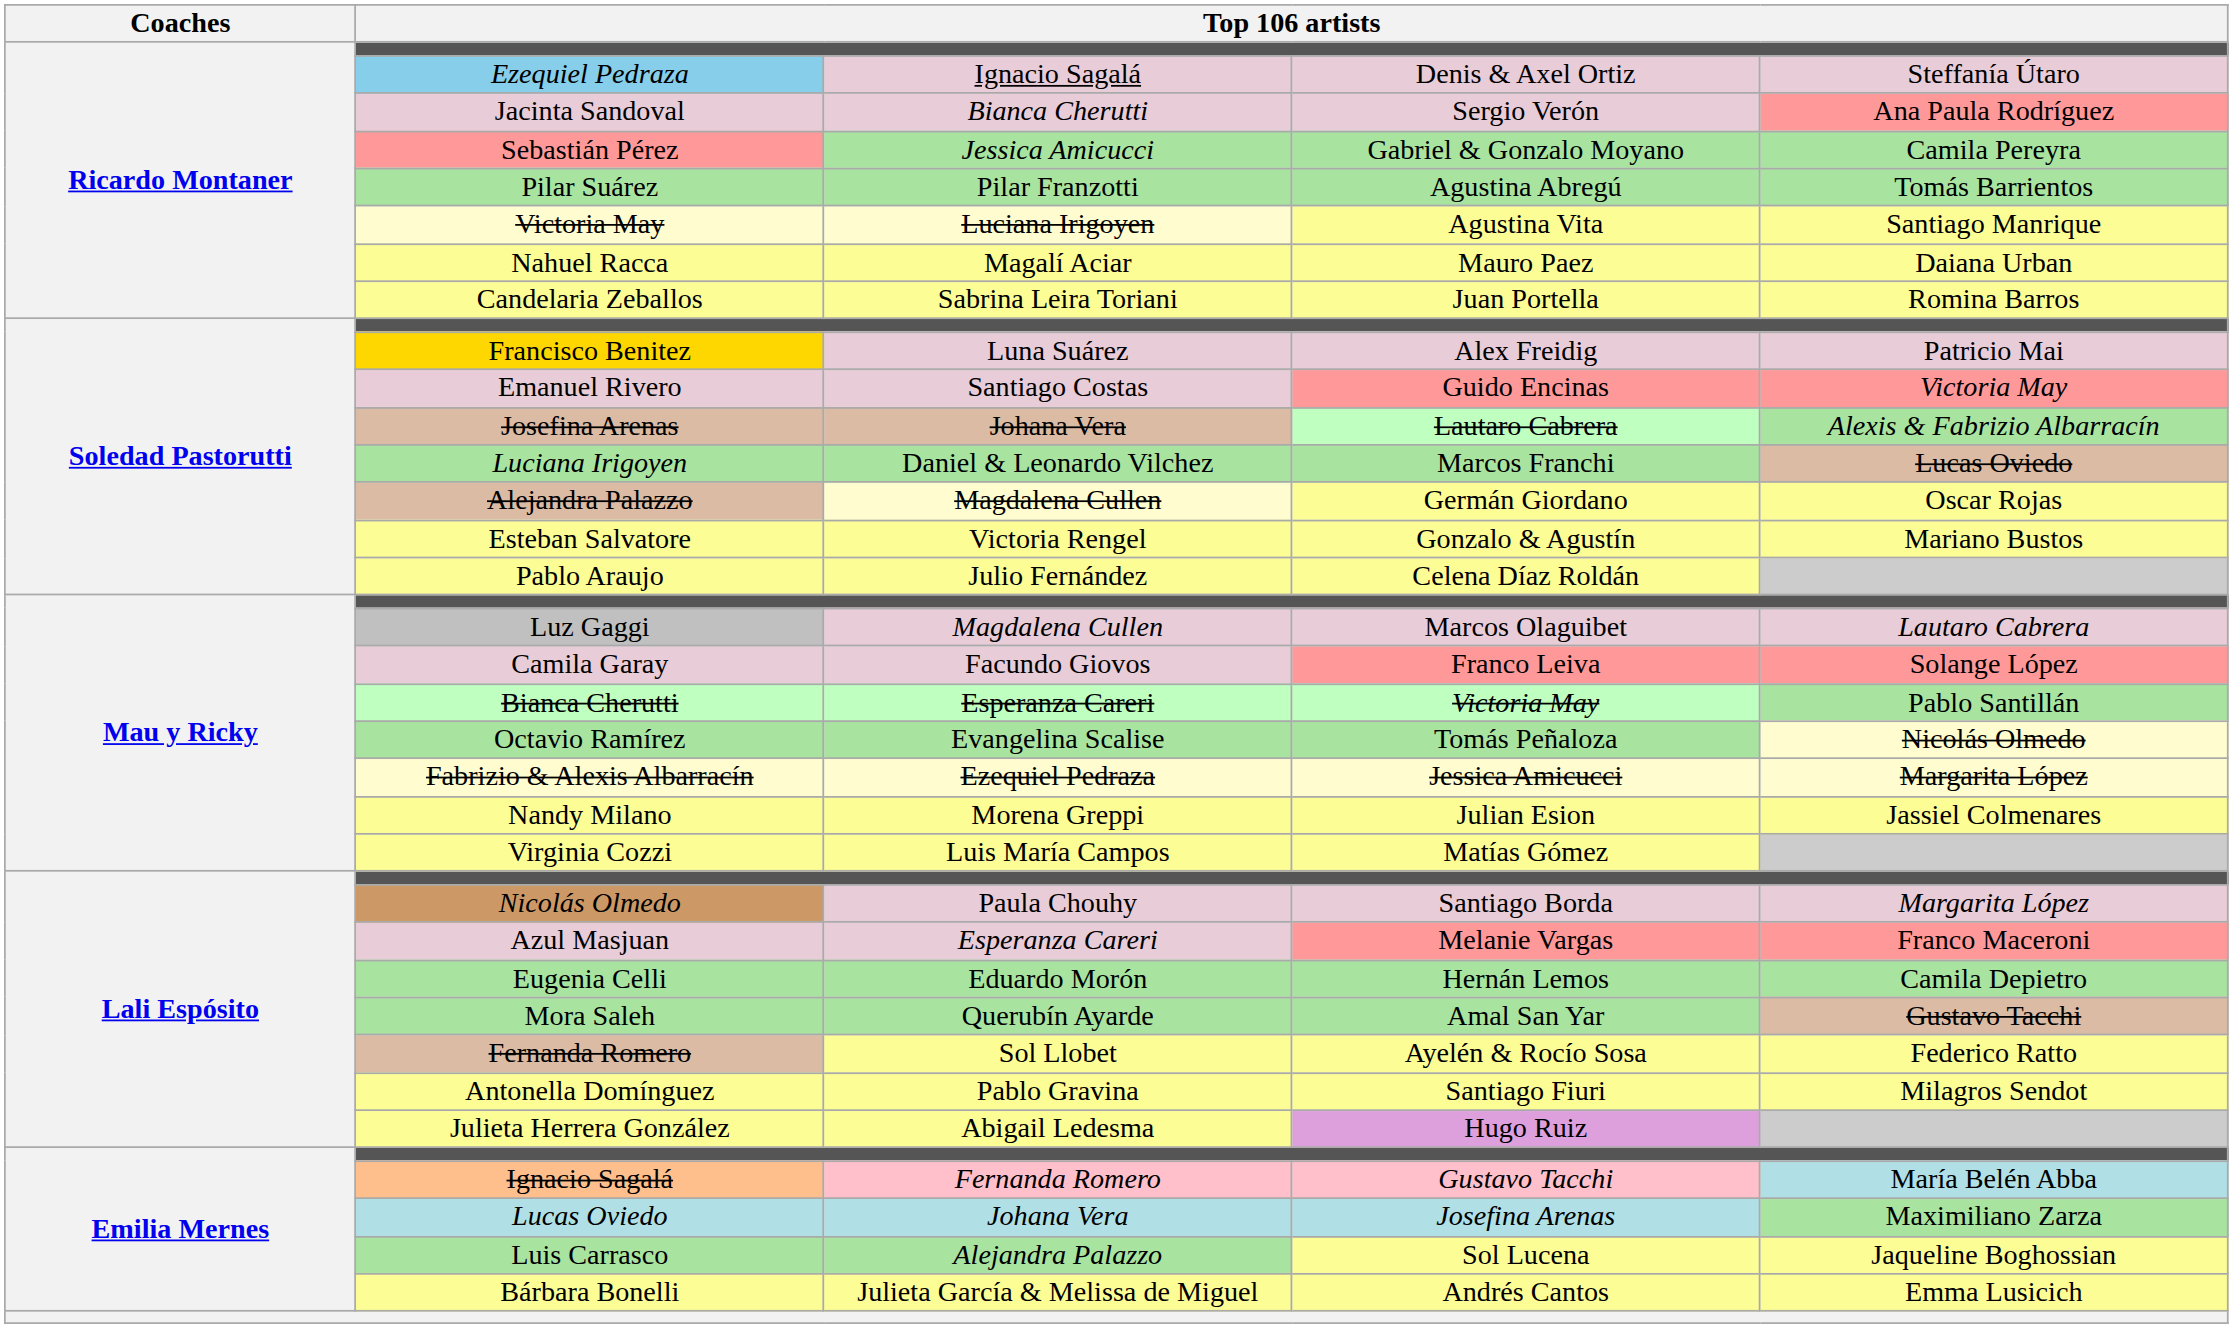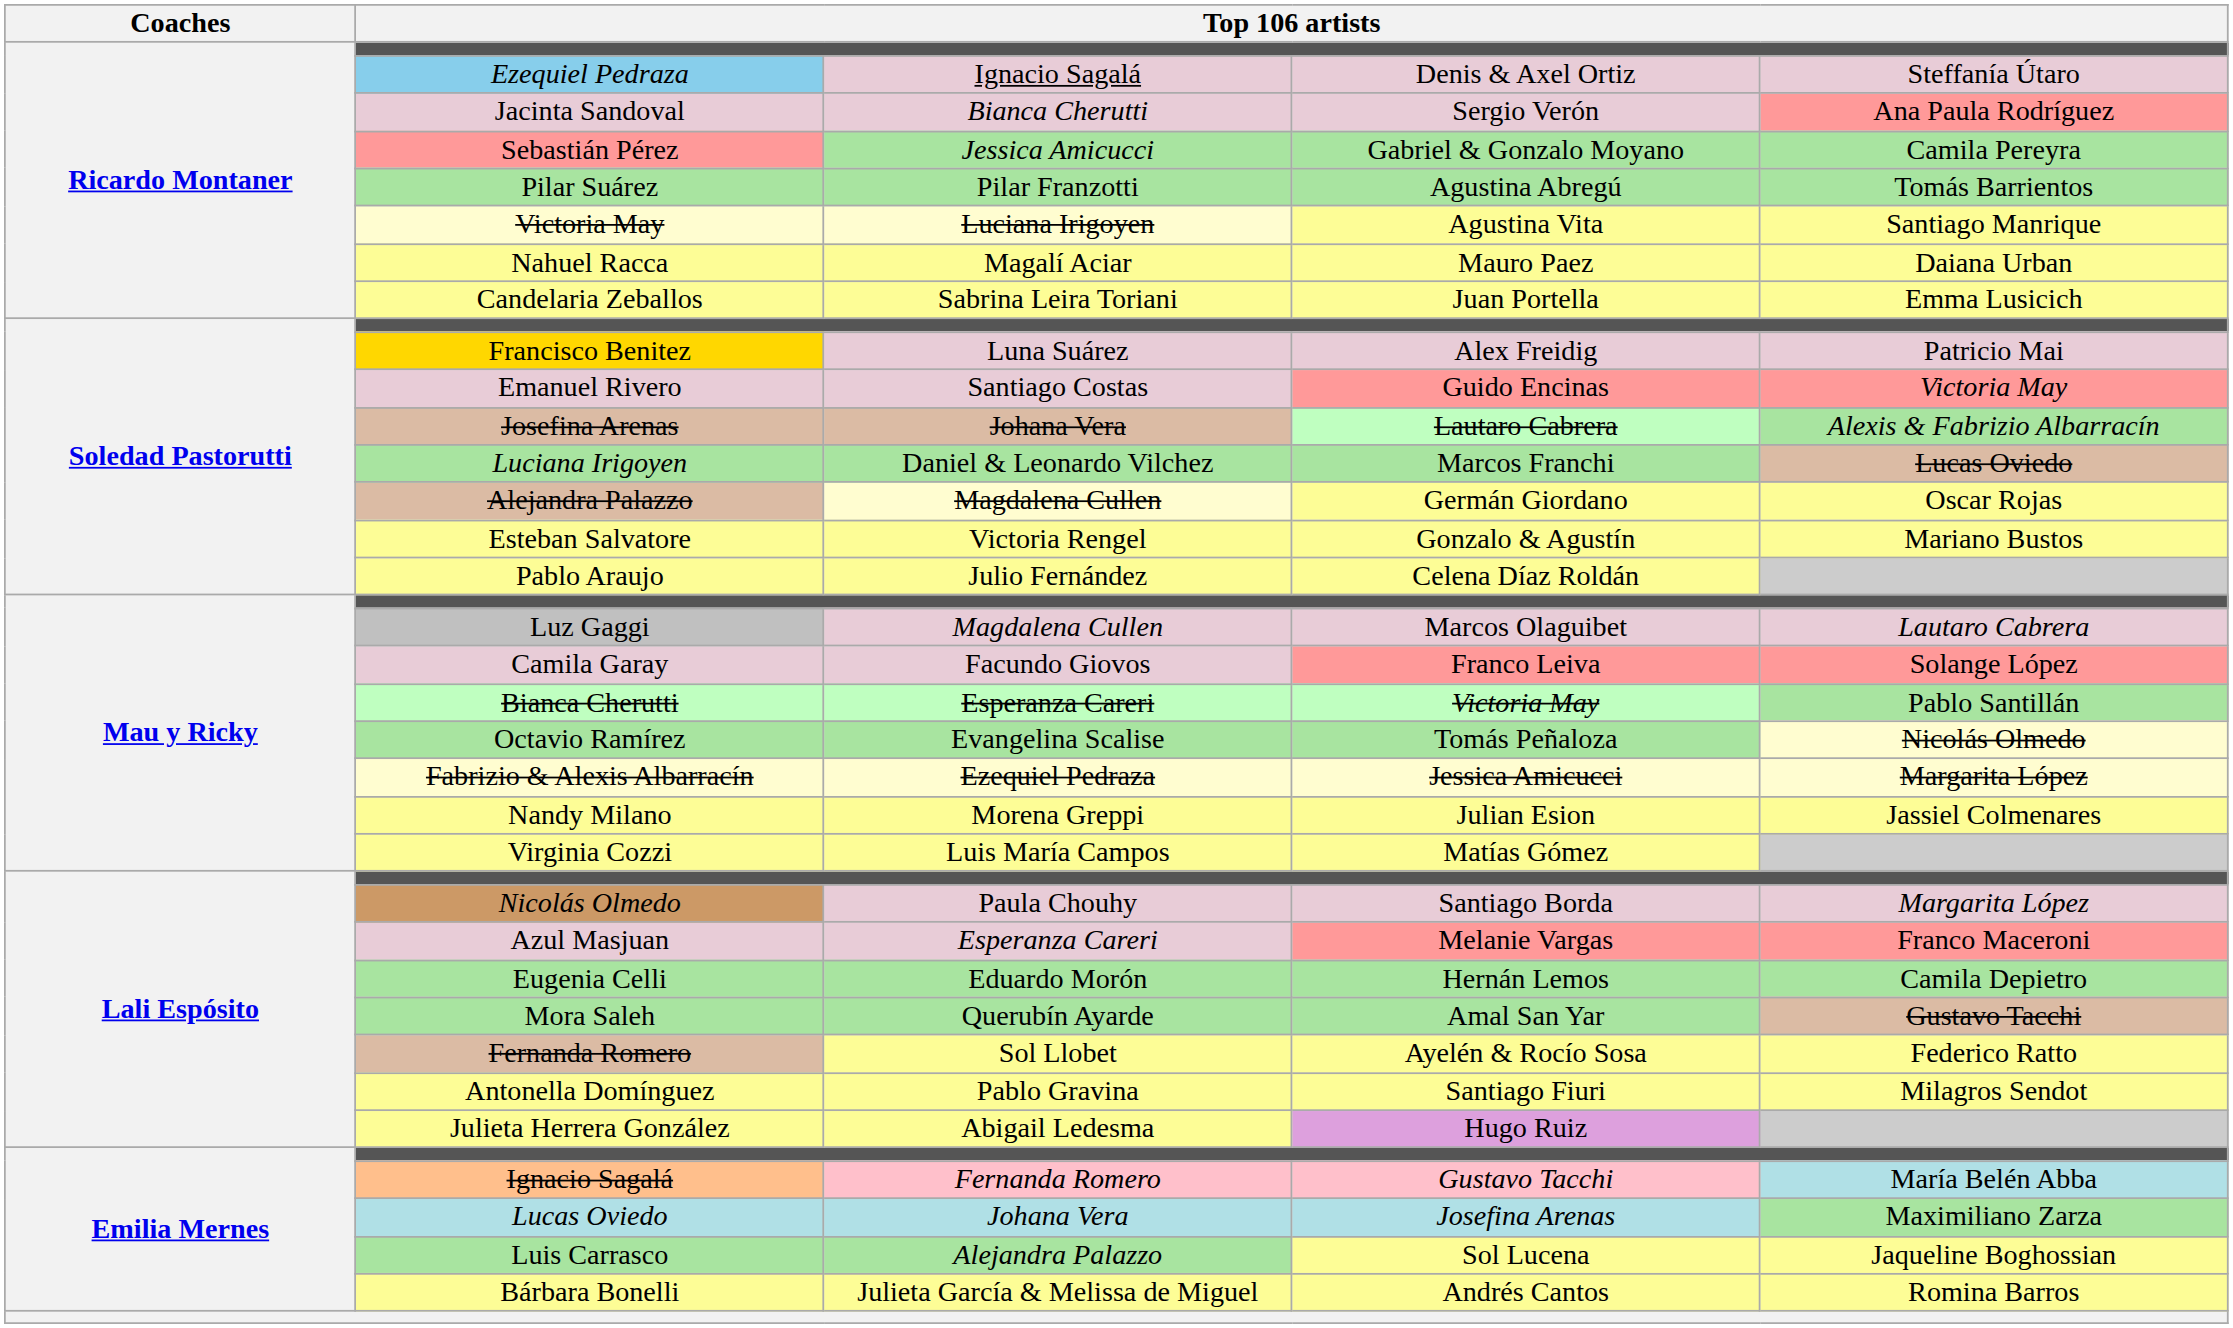(1994, 299) Romina Barros -> (1994, 299) Emma Lusicich
(1994, 1292) Emma Lusicich -> (1994, 1292) Romina Barros
